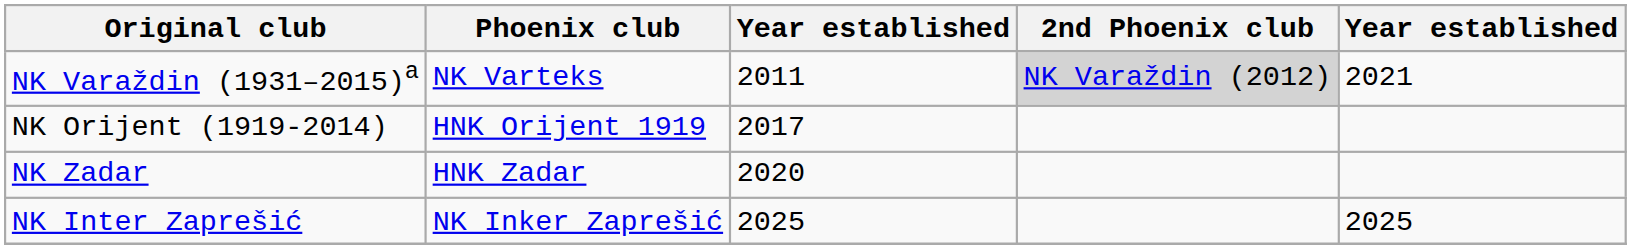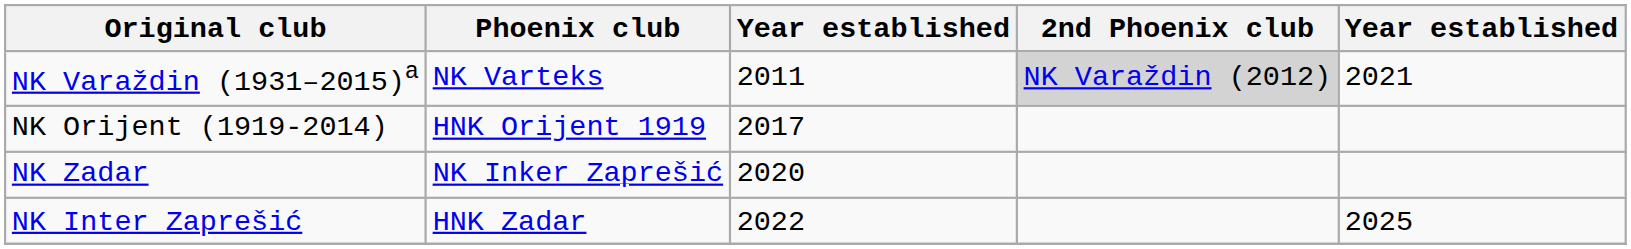(510, 175) HNK Zadar -> (578, 175) NK Inker Zaprešić
(578, 221) NK Inker Zaprešić -> (510, 221) HNK Zadar
(771, 221) 2025 -> (771, 221) 2022
